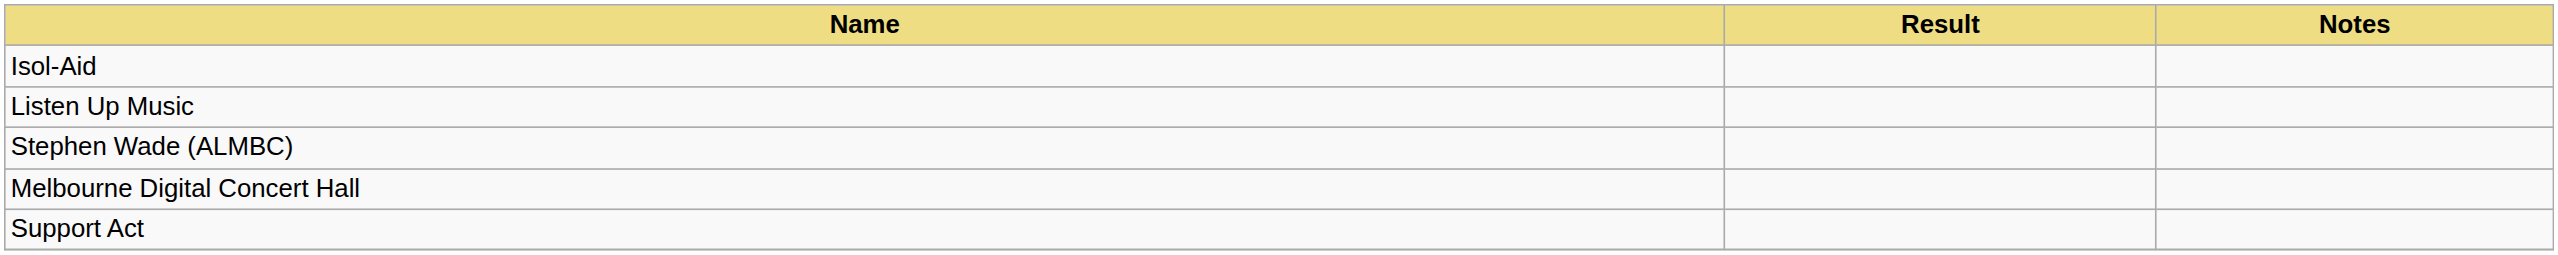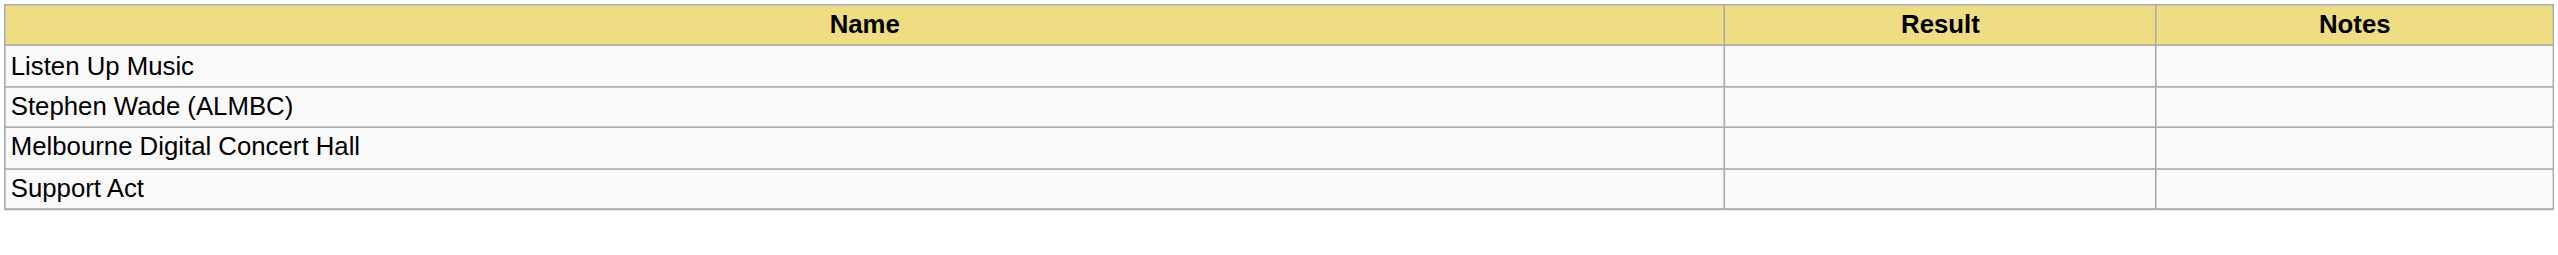- row: (54, 65)
